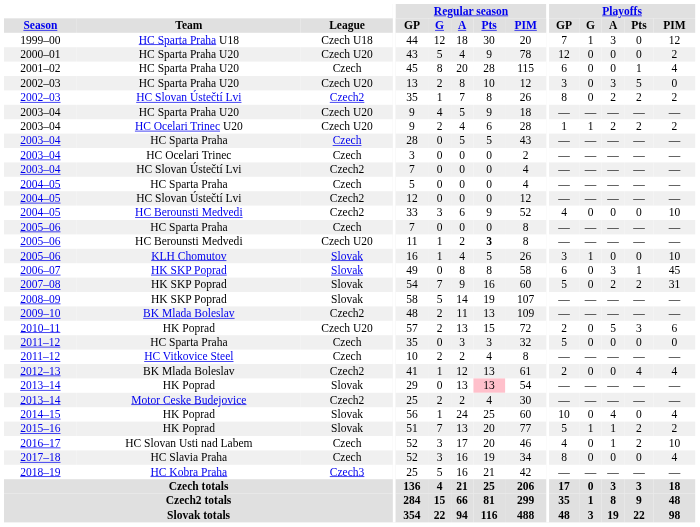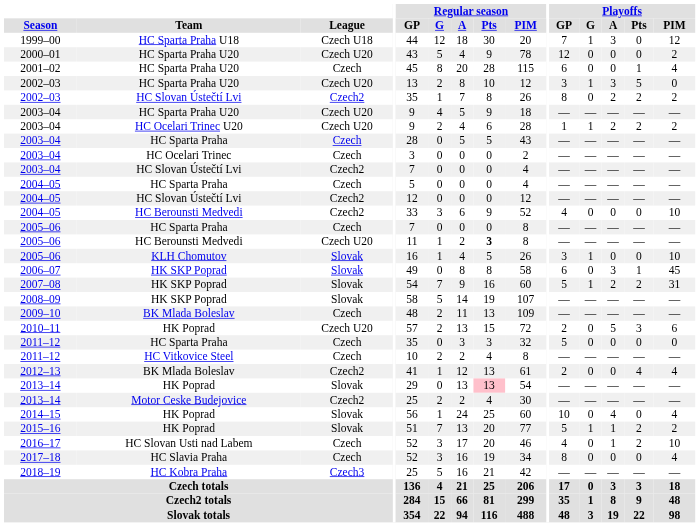(591, 83) 0 -> (591, 83) 1
(591, 284) 0 -> (591, 284) 1
(347, 313) Czech2 -> (347, 313) Czech
